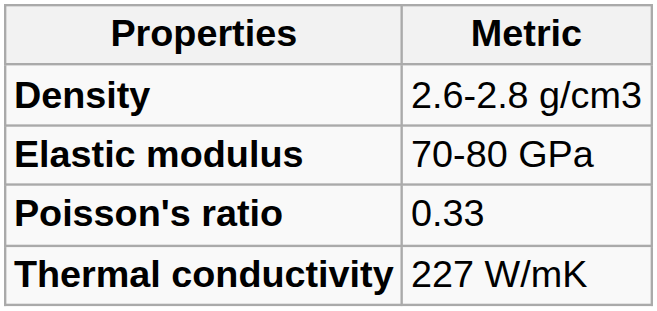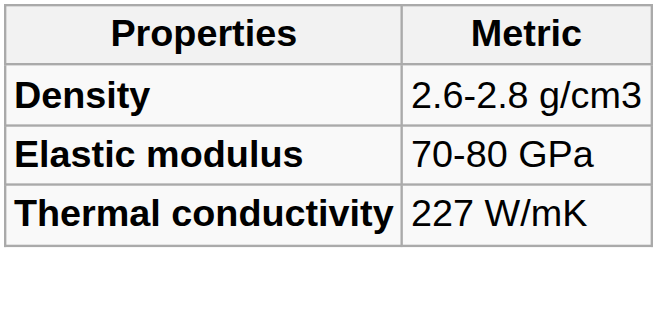- row: (148, 214)
